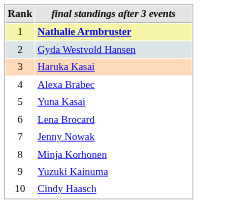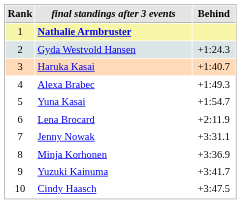+ column: (214, 14)
